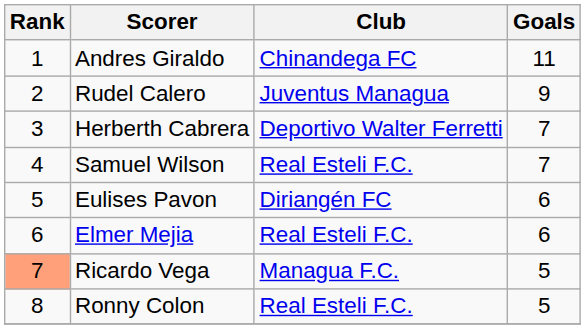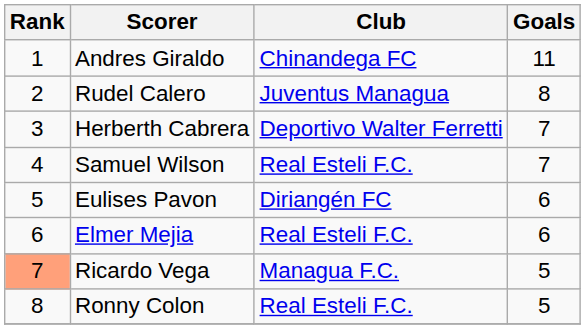(544, 93) 9 -> (544, 93) 8
